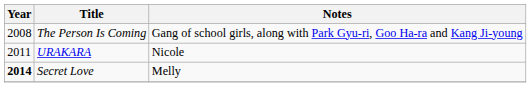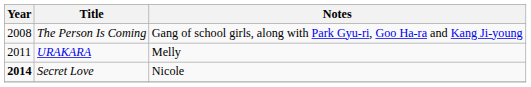(168, 52) Nicole -> (166, 52) Melly
(166, 71) Melly -> (168, 71) Nicole
